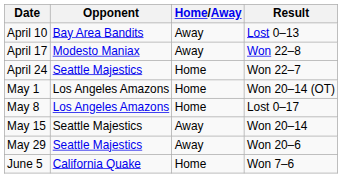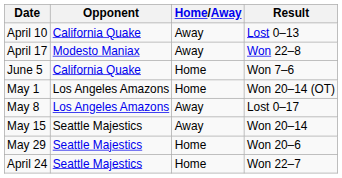(98, 32) Bay Area Bandits -> (97, 32) California Quake
rows swapped: (27, 70) <-> (25, 164)
(190, 107) Home -> (189, 107) Away
(189, 145) Away -> (190, 145) Home
